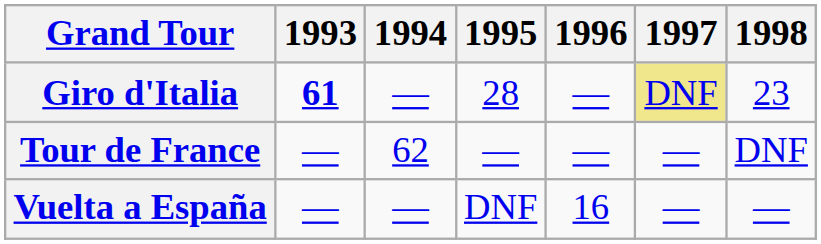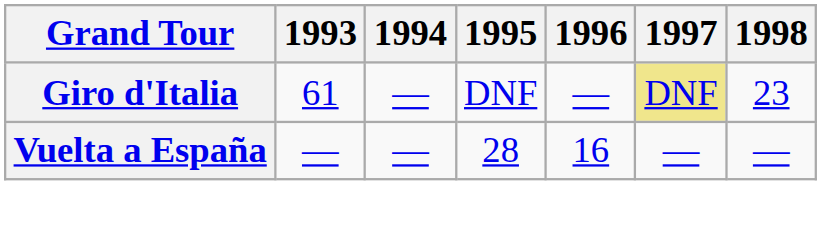(320, 91) bold -> (320, 91) normal
(501, 91) 28 -> (501, 91) DNF
- row: (140, 149)
(501, 207) DNF -> (501, 149) 28
